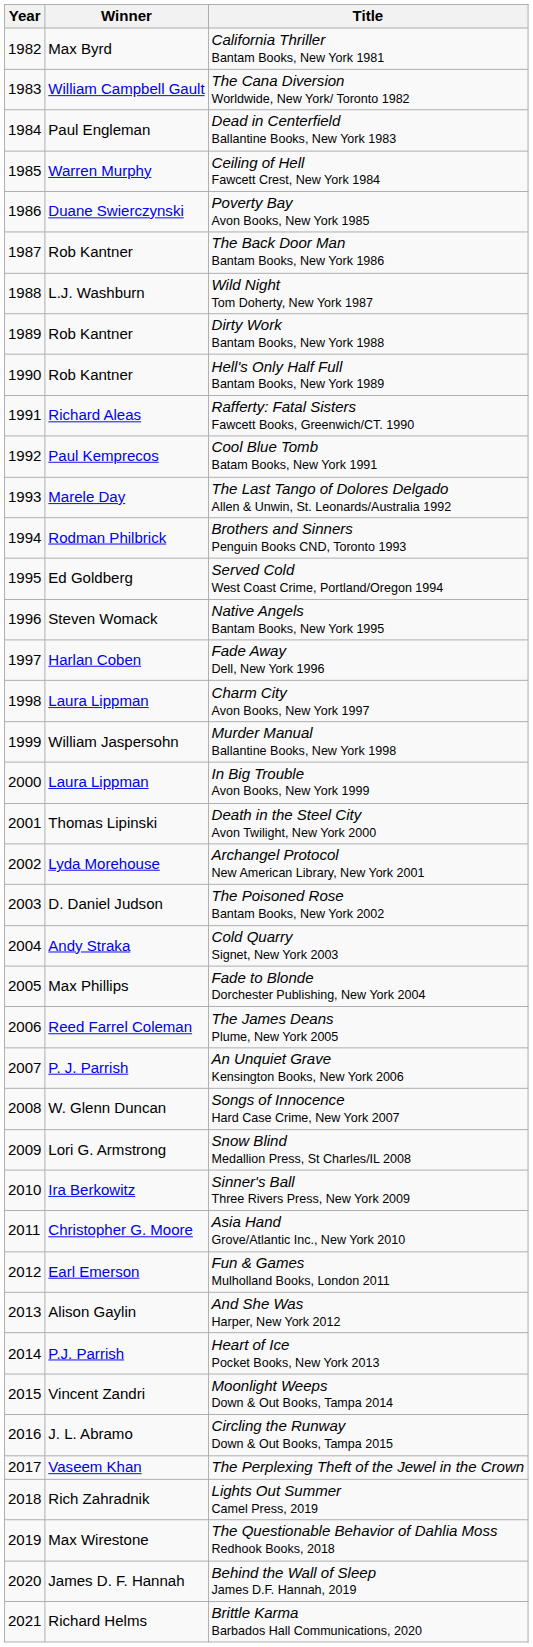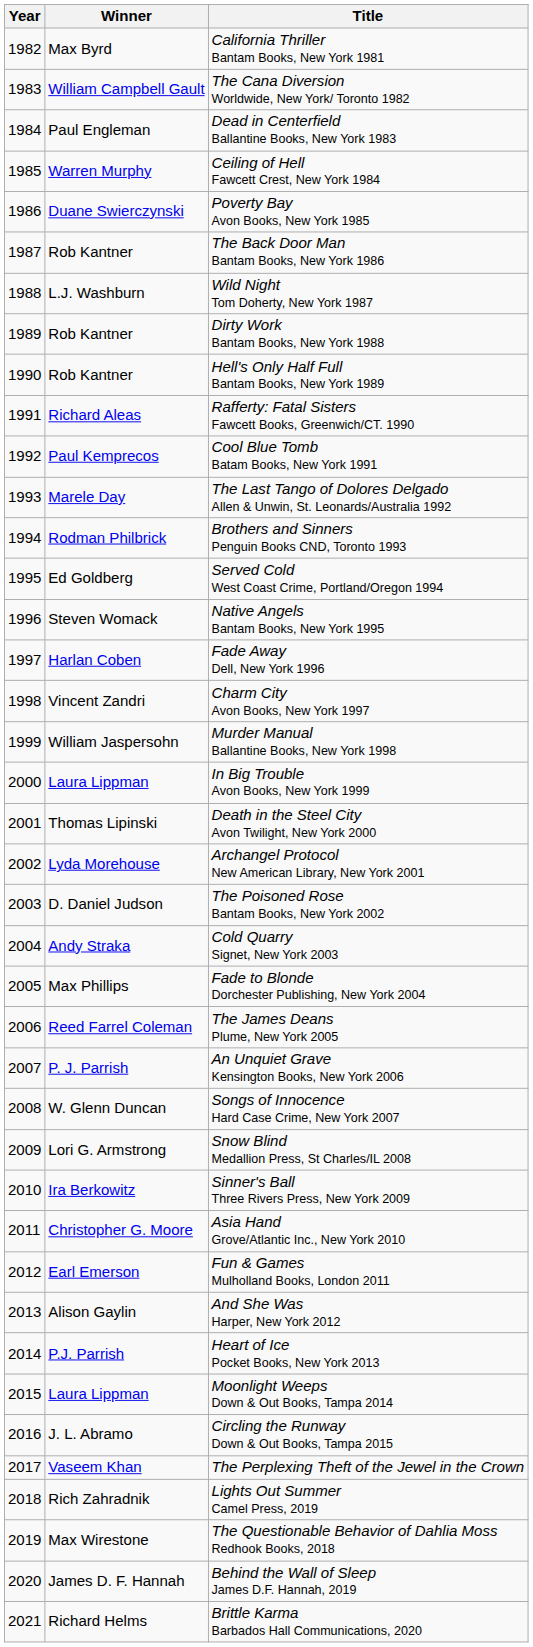(98, 701) Laura Lippman -> (97, 701) Vincent Zandri
(97, 1394) Vincent Zandri -> (98, 1394) Laura Lippman
